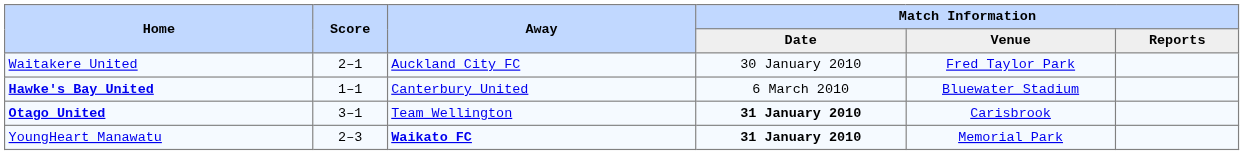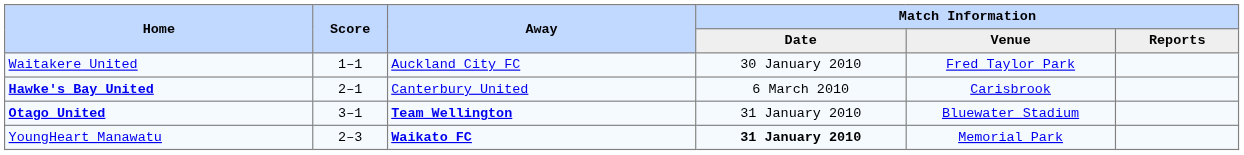(350, 65) 2–1 -> (350, 65) 1–1
(350, 89) 1–1 -> (350, 89) 2–1
(1011, 89) Bluewater Stadium -> (1011, 89) Carisbrook
(452, 113) normal -> (452, 113) bold
(801, 113) bold -> (801, 113) normal
(1011, 113) Carisbrook -> (1011, 113) Bluewater Stadium
